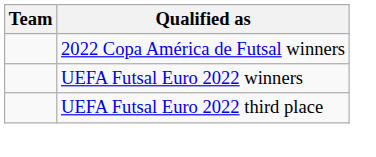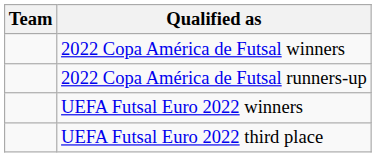+ row: (214, 78)
